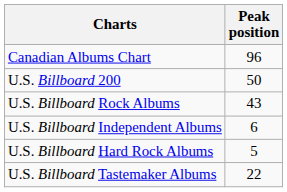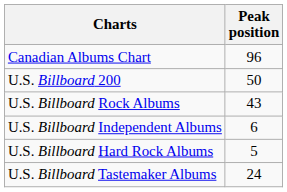(254, 174) 22 -> (254, 174) 24
